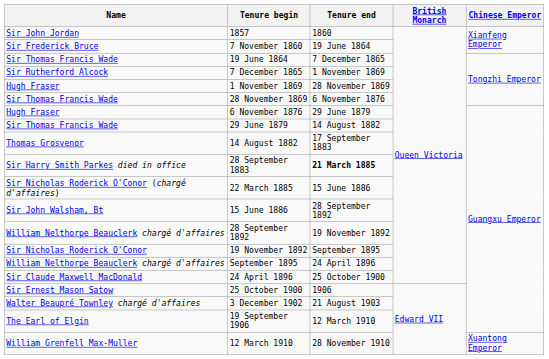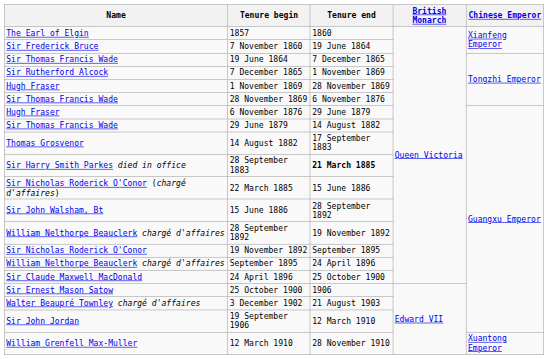(43, 33) Sir John Jordan -> (47, 33) The Earl of Elgin
(47, 321) The Earl of Elgin -> (43, 321) Sir John Jordan
